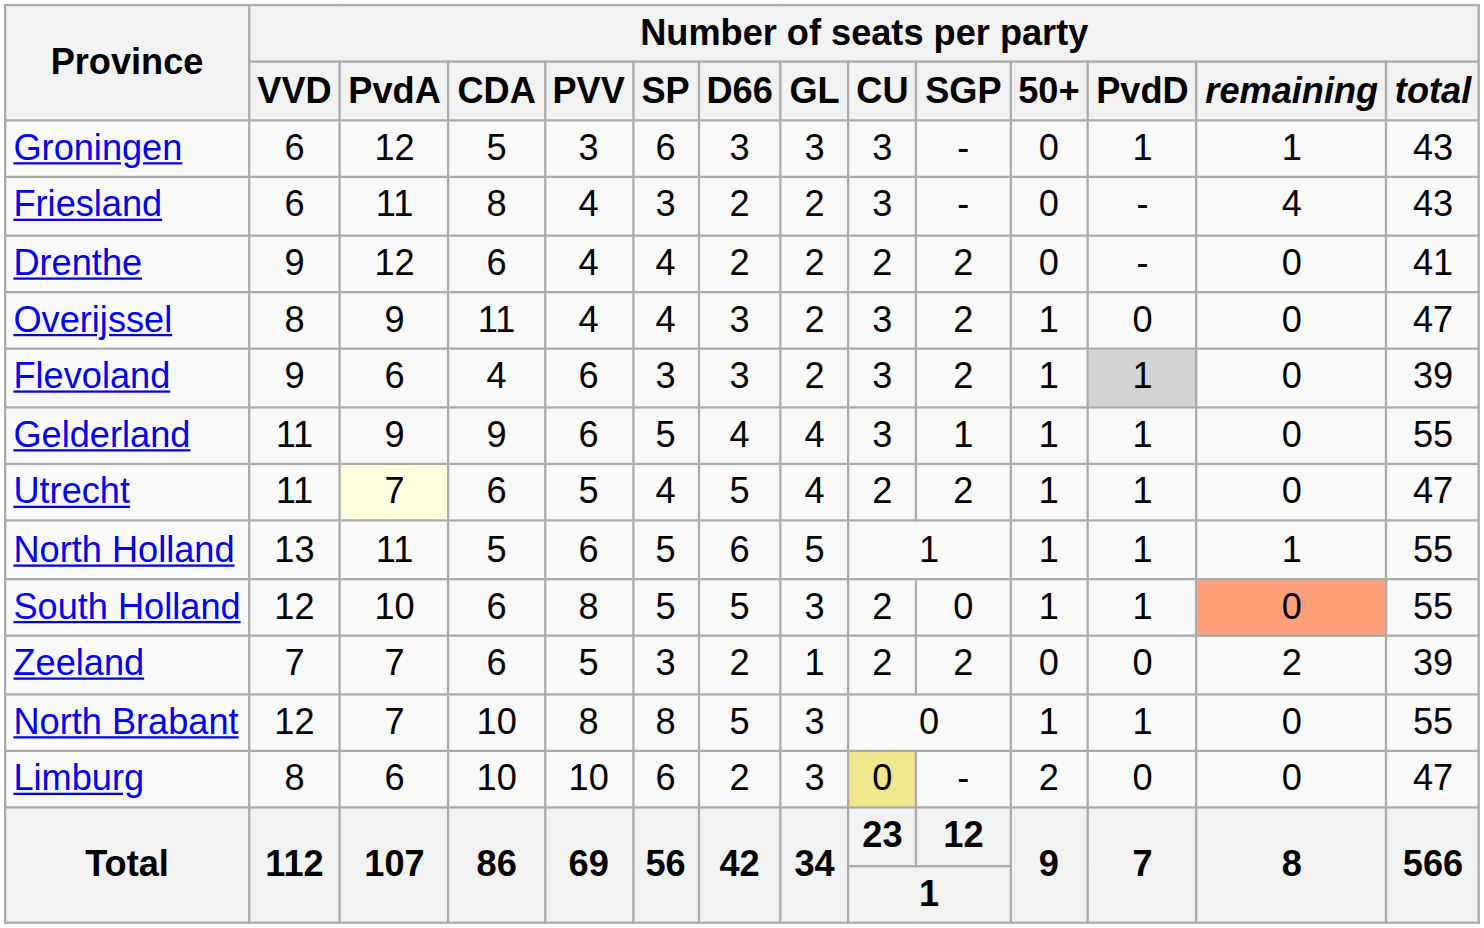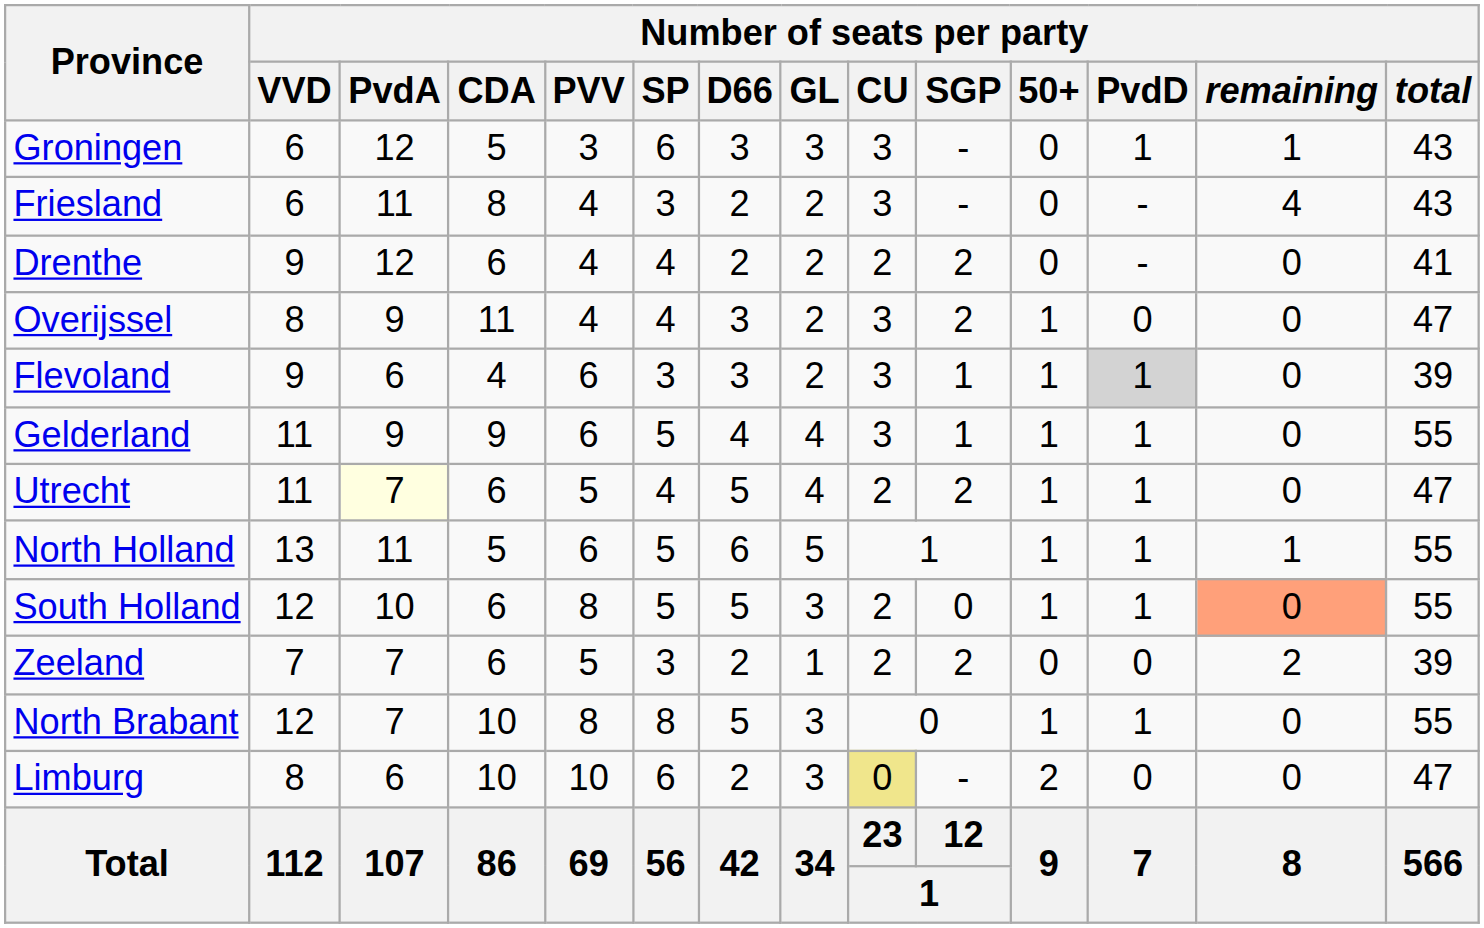(963, 377) 2 -> (963, 377) 1
